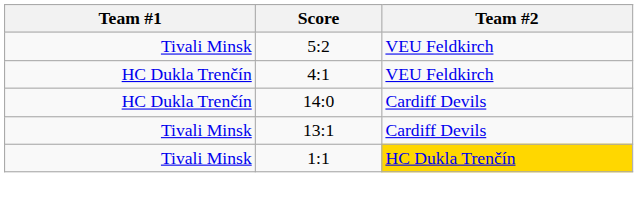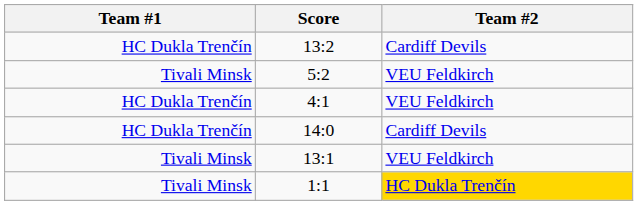+ row: (319, 46)
(436, 130) Cardiff Devils -> (439, 158) VEU Feldkirch
